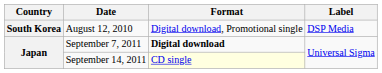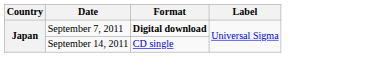- row: (99, 28)
(171, 60) lightyellow background -> (153, 44) no background
